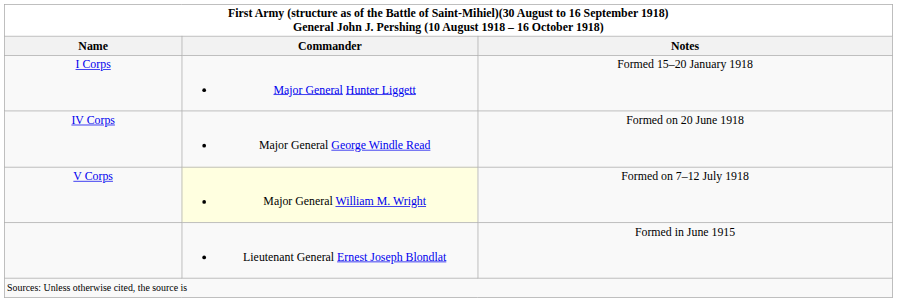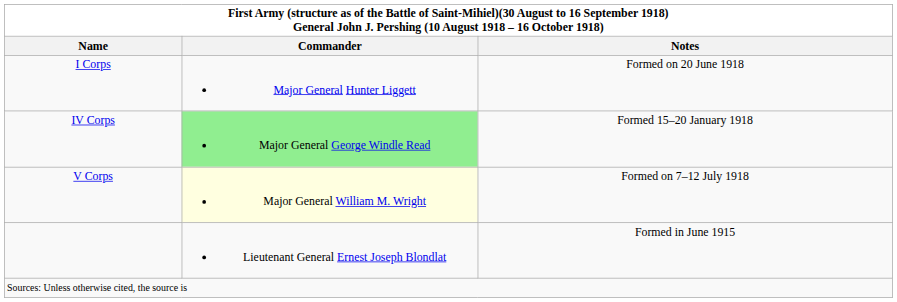(685, 64) Formed 15–20 January 1918 -> (685, 64) Formed on 20 June 1918
(330, 146) no background -> (330, 146) lightgreen background
(685, 120) Formed on 20 June 1918 -> (685, 120) Formed 15–20 January 1918
